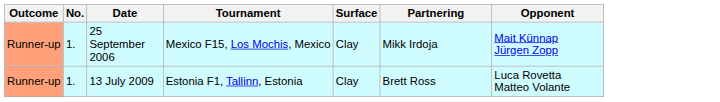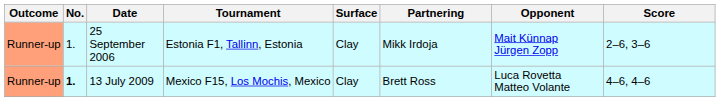+ column: (659, 13)
(248, 44) Mexico F15, Los Mochis, Mexico -> (234, 44) Estonia F1, Tallinn, Estonia
(71, 81) normal -> (71, 81) bold
(234, 81) Estonia F1, Tallinn, Estonia -> (248, 81) Mexico F15, Los Mochis, Mexico
